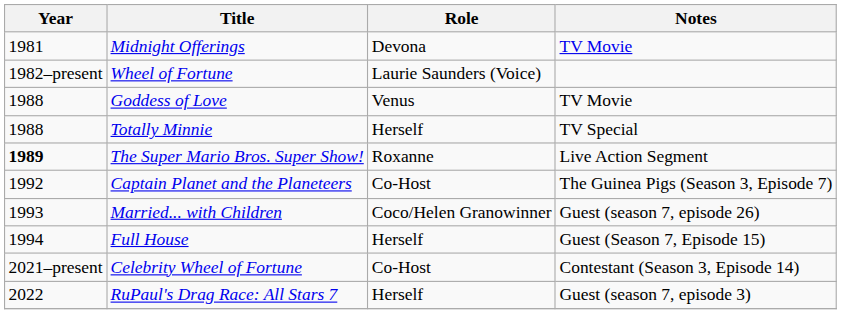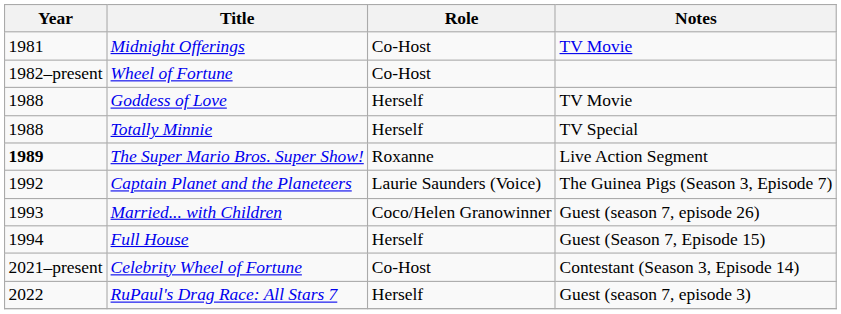(399, 45) Devona -> (401, 45) Co-Host
(456, 73) Laurie Saunders (Voice) -> (401, 73) Co-Host
(393, 101) Venus -> (397, 101) Herself
(401, 184) Co-Host -> (456, 184) Laurie Saunders (Voice)
